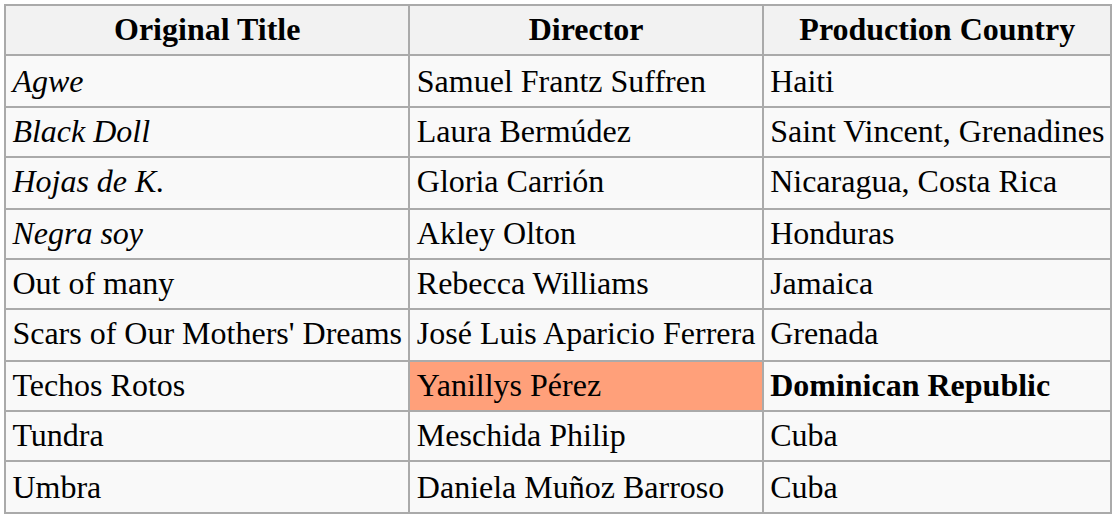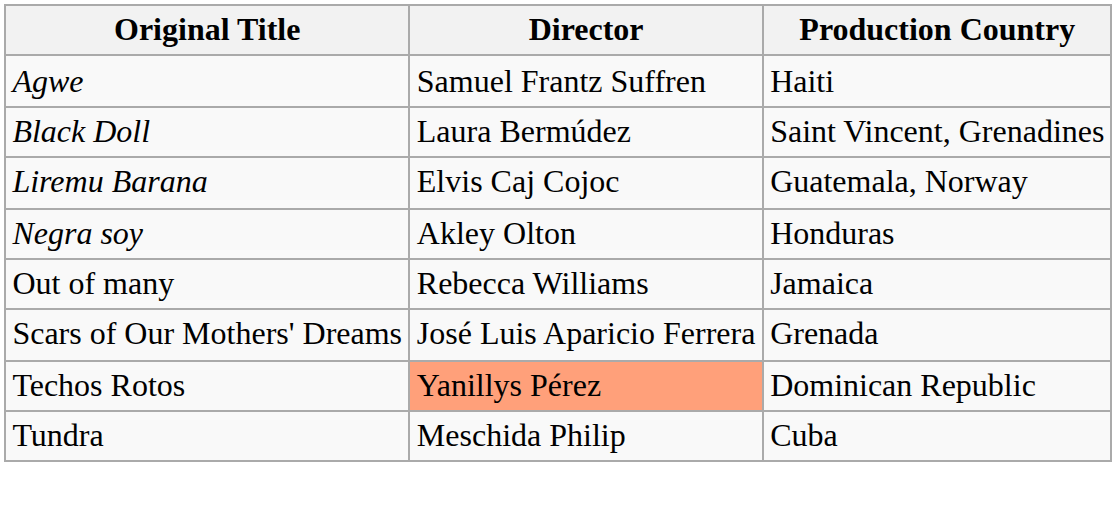- row: (88, 182)
+ row: (110, 182)
(910, 385) bold -> (903, 385) normal
- row: (57, 486)
